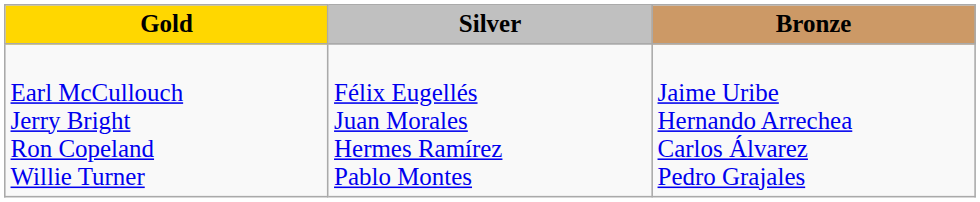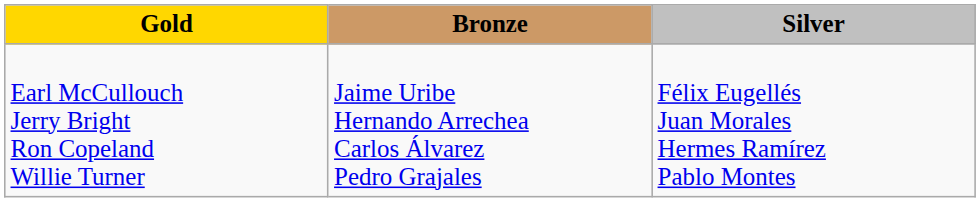columns swapped: (490, 24) <-> (814, 24)
